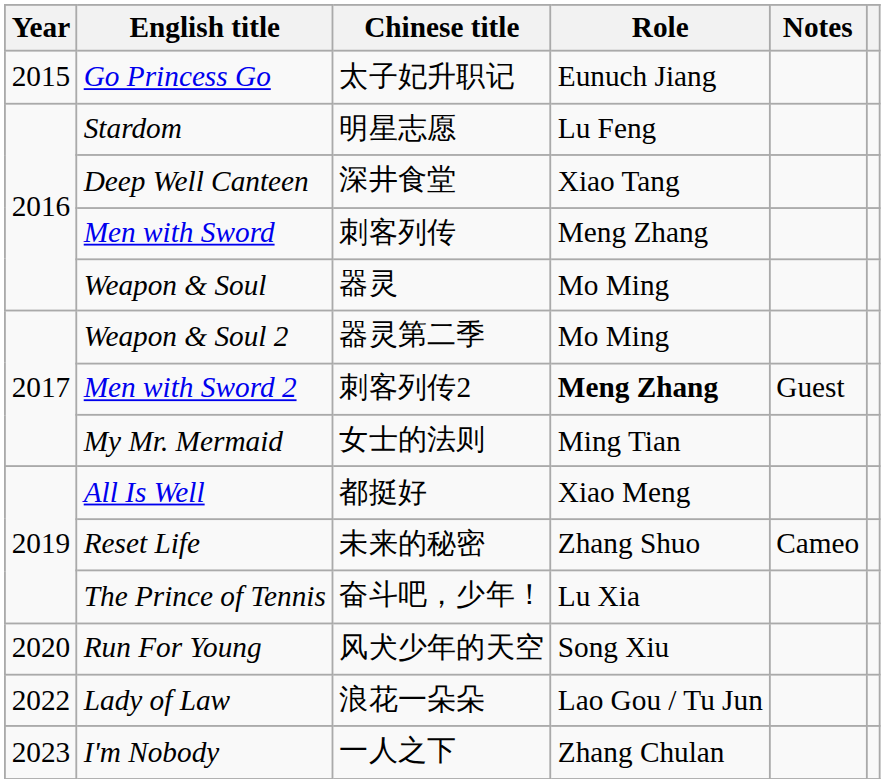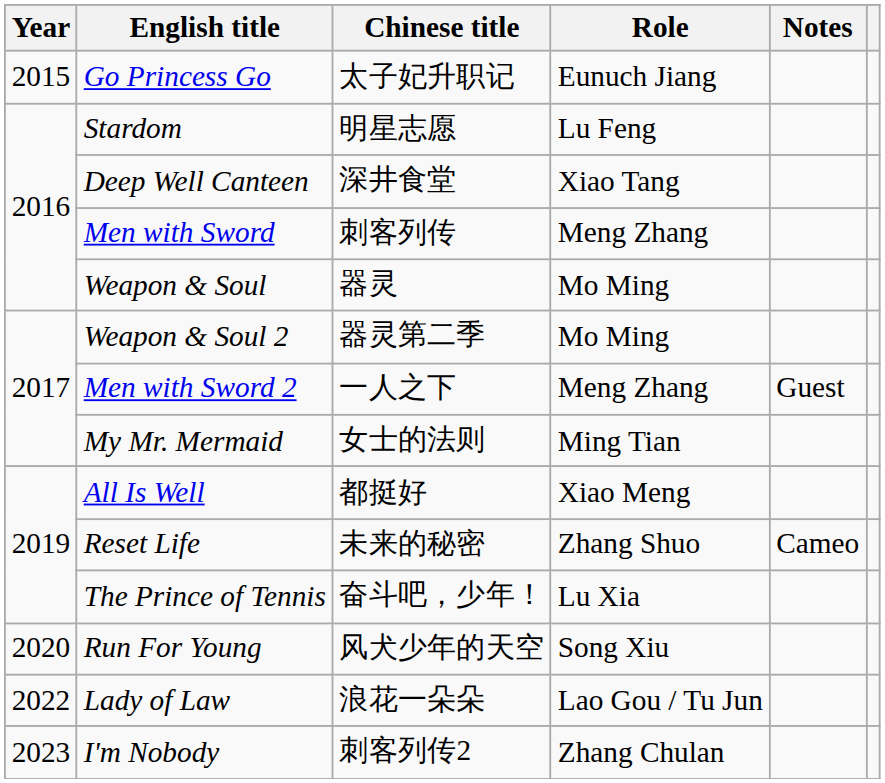(405, 387) 刺客列传2 -> (398, 387) 一人之下
(638, 388) bold -> (633, 388) normal
(398, 751) 一人之下 -> (405, 751) 刺客列传2
